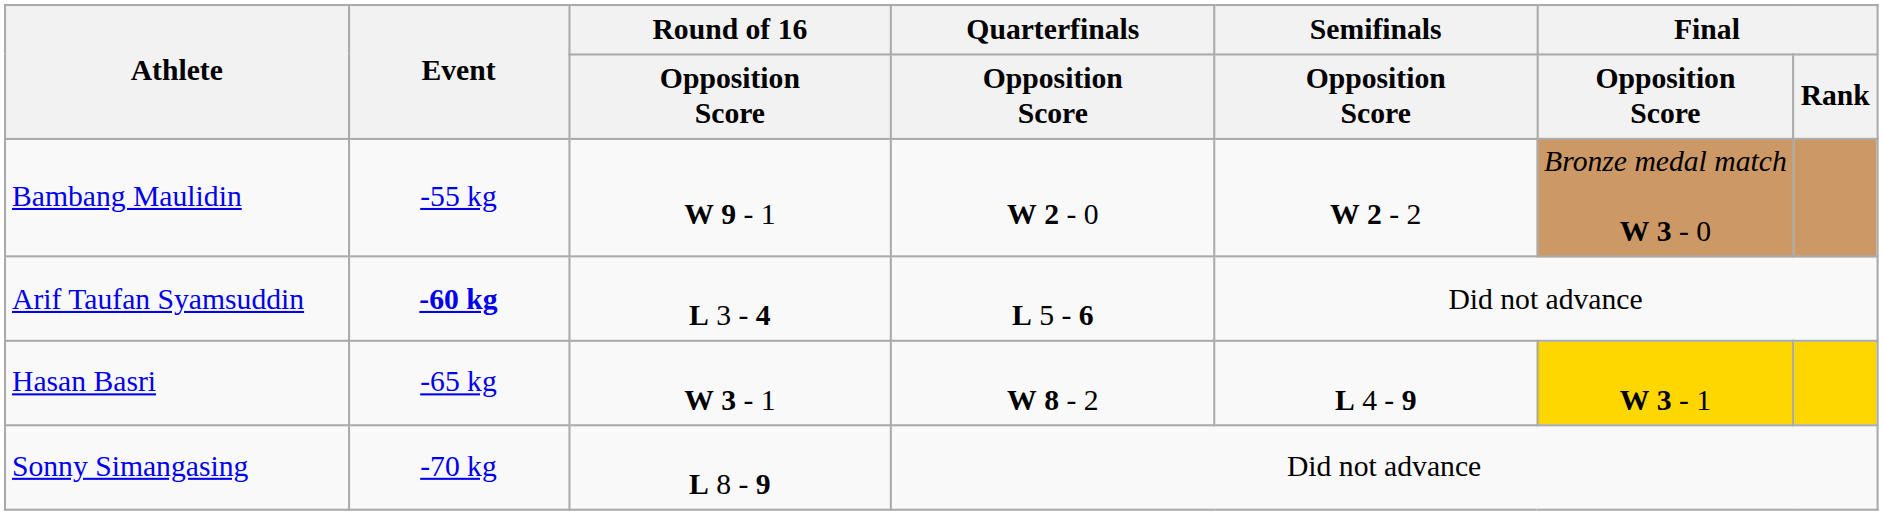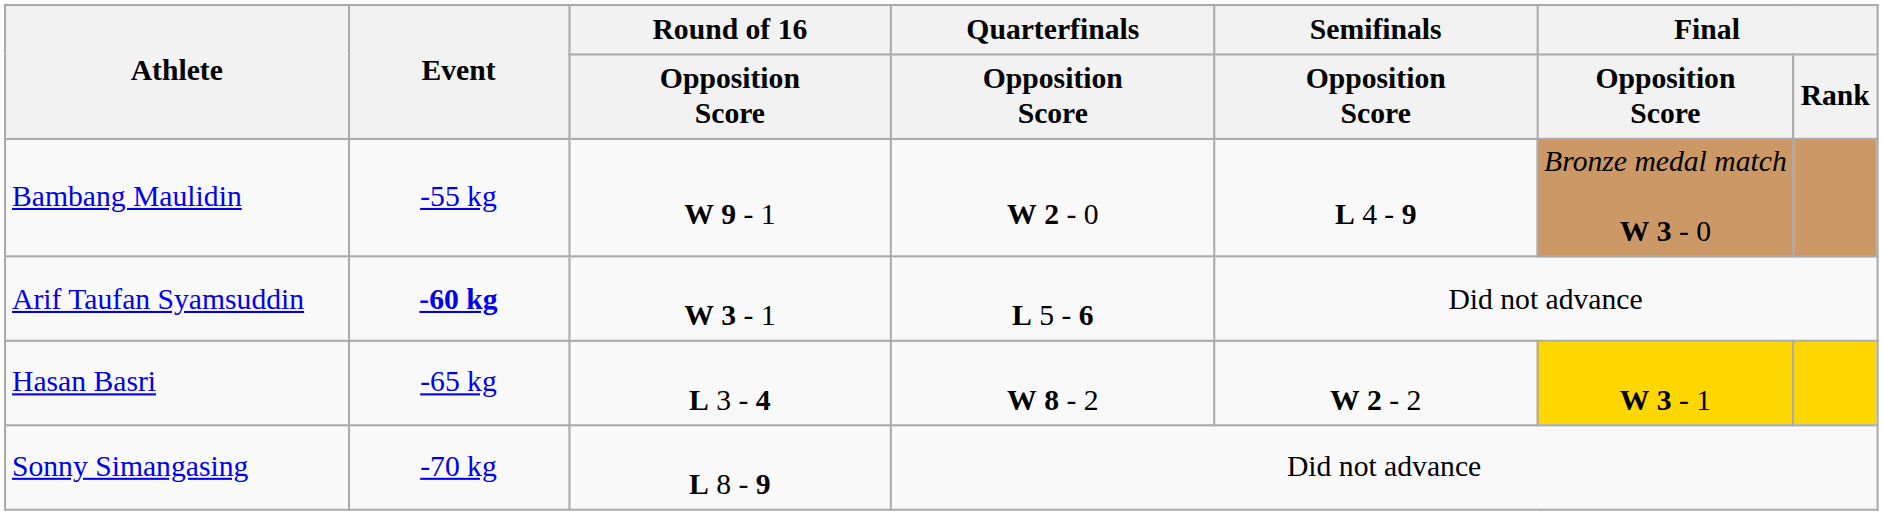(1376, 214) W 2 - 2 -> (1376, 214) L 4 - 9
(730, 316) L 3 - 4 -> (730, 316) W 3 - 1
(730, 400) W 3 - 1 -> (730, 400) L 3 - 4
(1376, 400) L 4 - 9 -> (1376, 400) W 2 - 2
